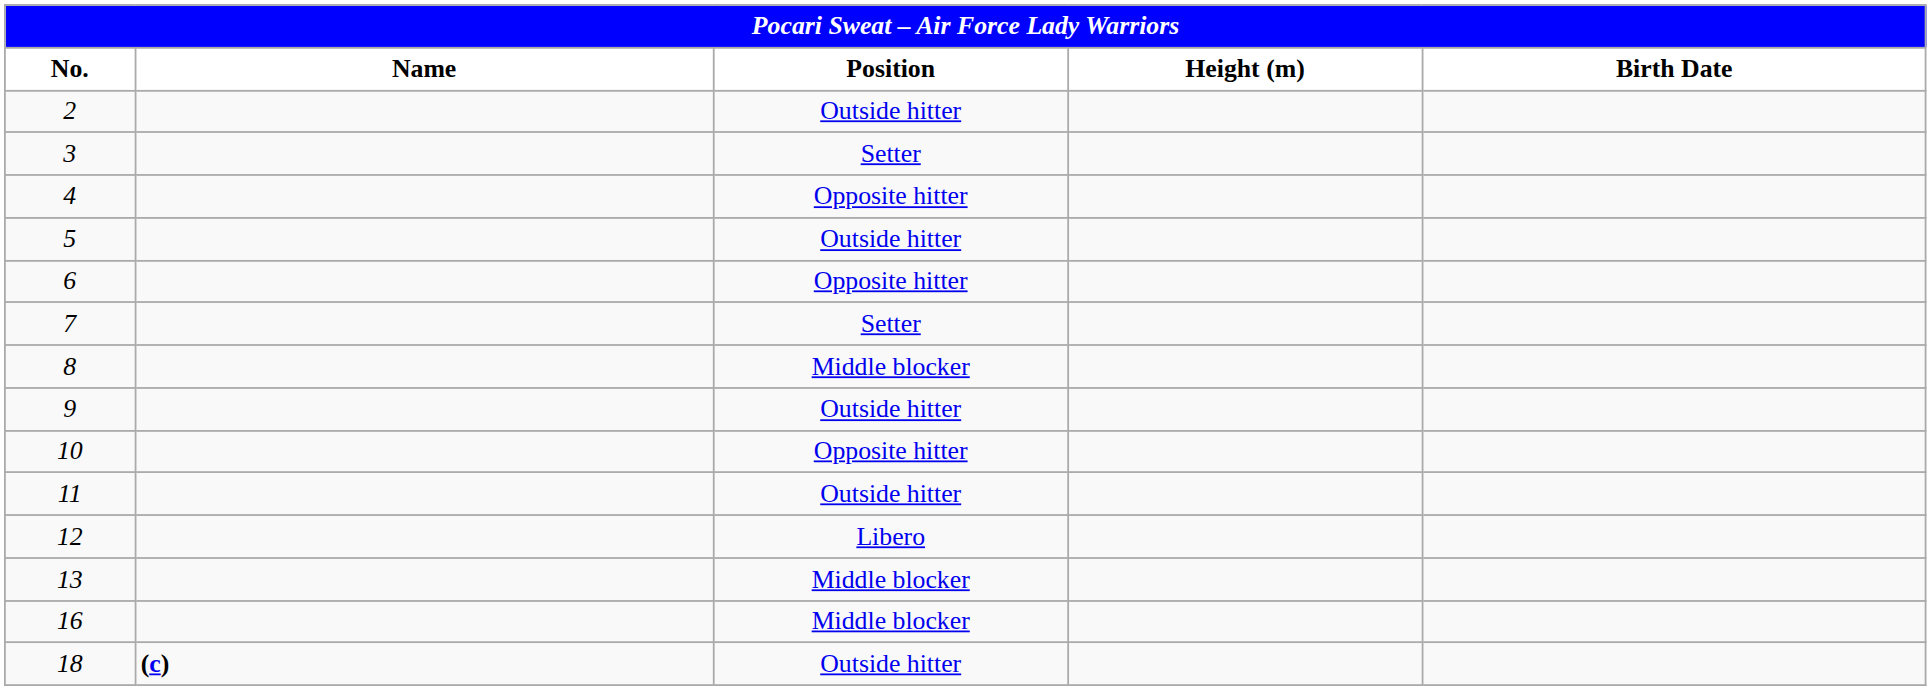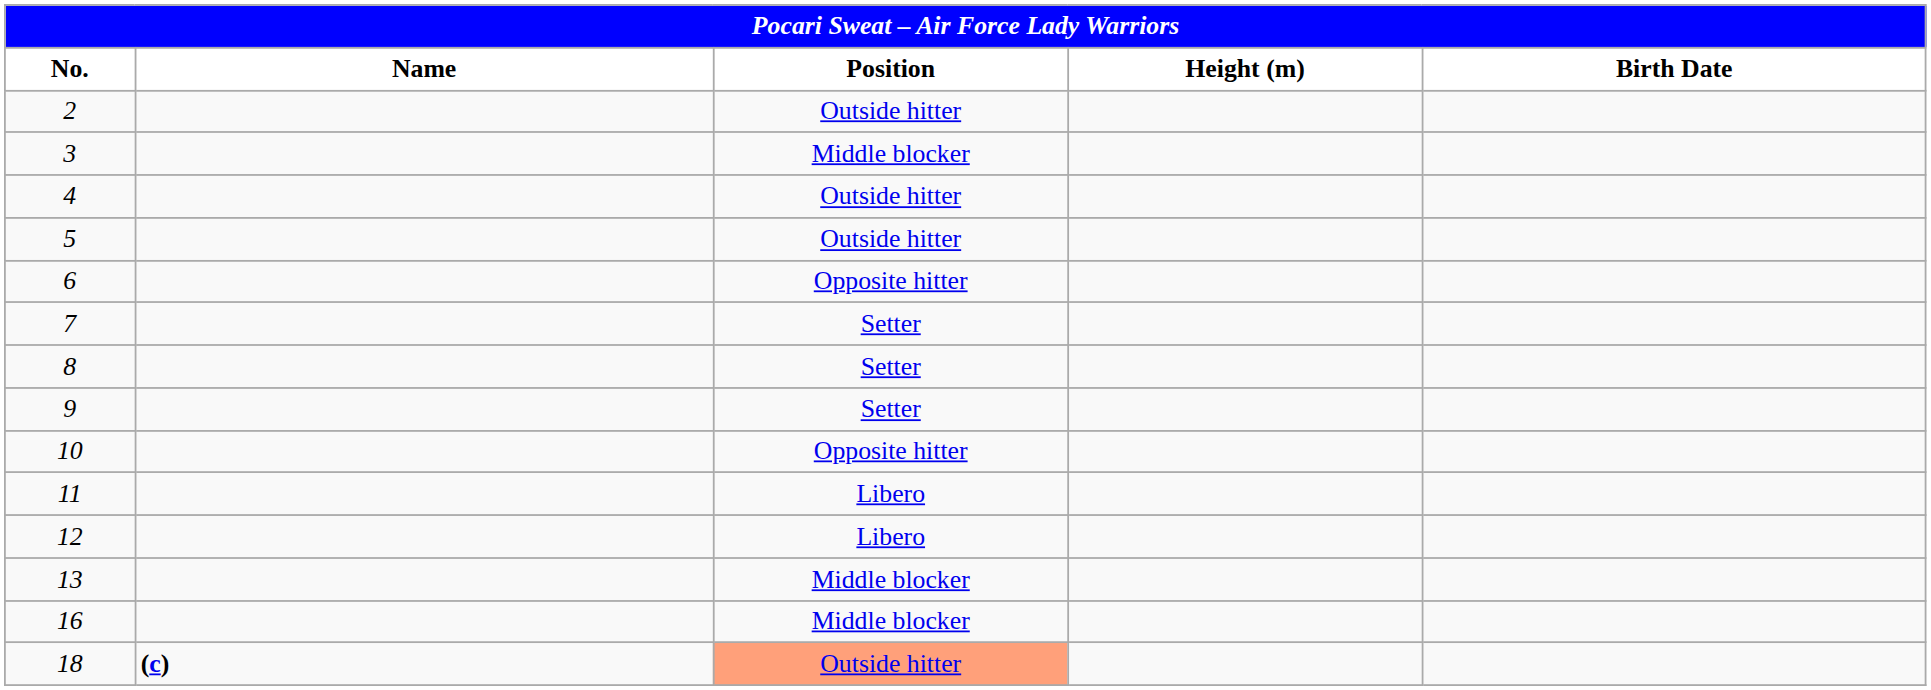(891, 153) Setter -> (891, 153) Middle blocker
(891, 196) Opposite hitter -> (891, 196) Outside hitter
(891, 366) Middle blocker -> (891, 366) Setter
(891, 408) Outside hitter -> (891, 408) Setter
(891, 493) Outside hitter -> (891, 493) Libero
(891, 663) no background -> (891, 663) lightsalmon background
